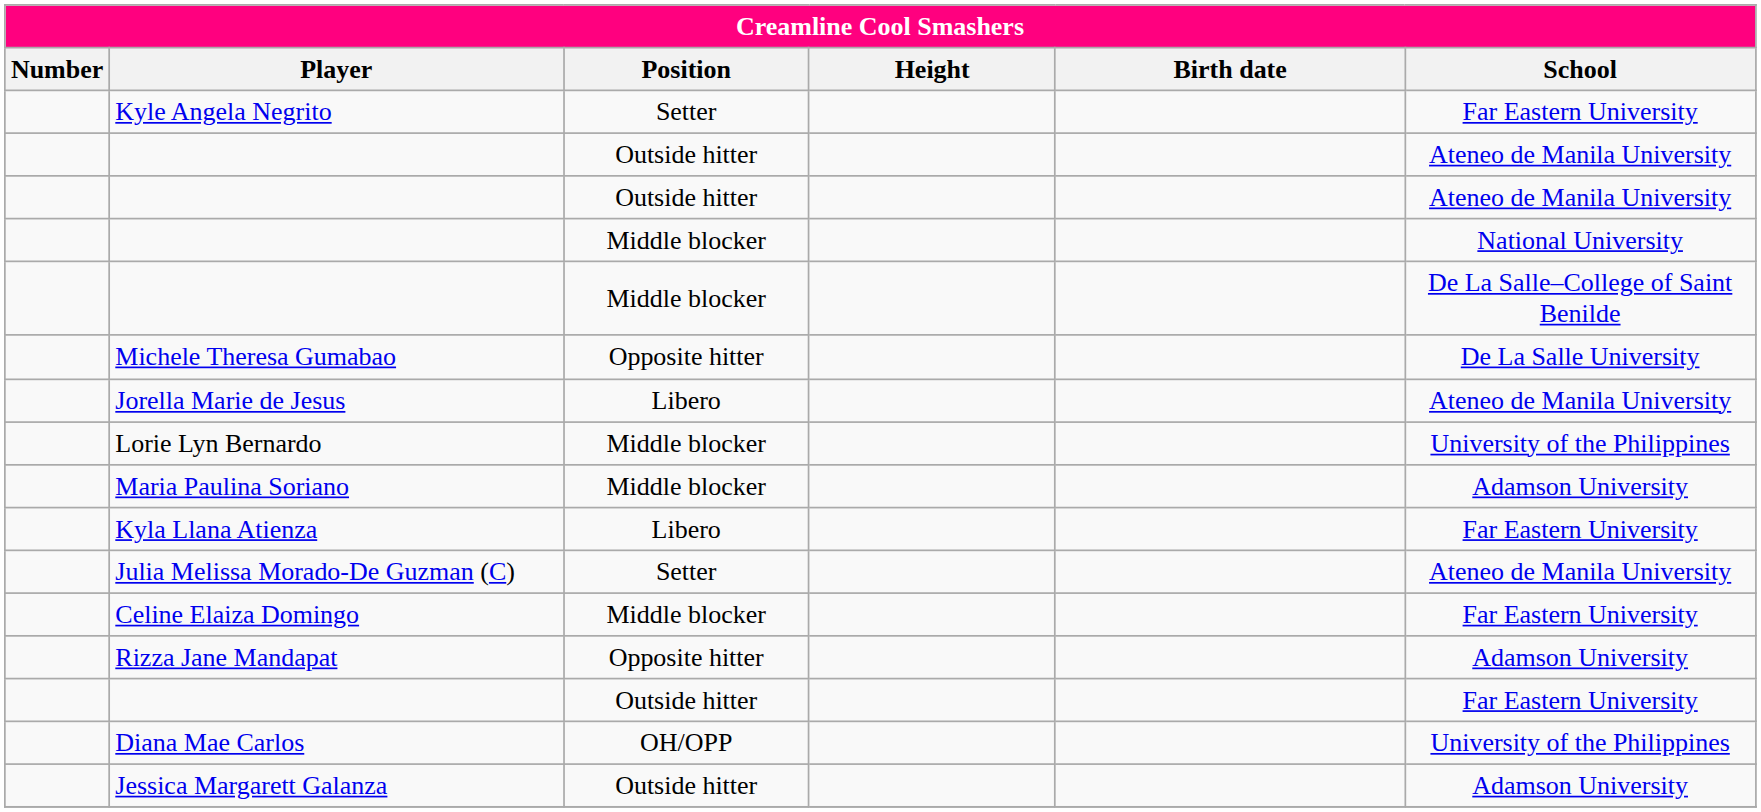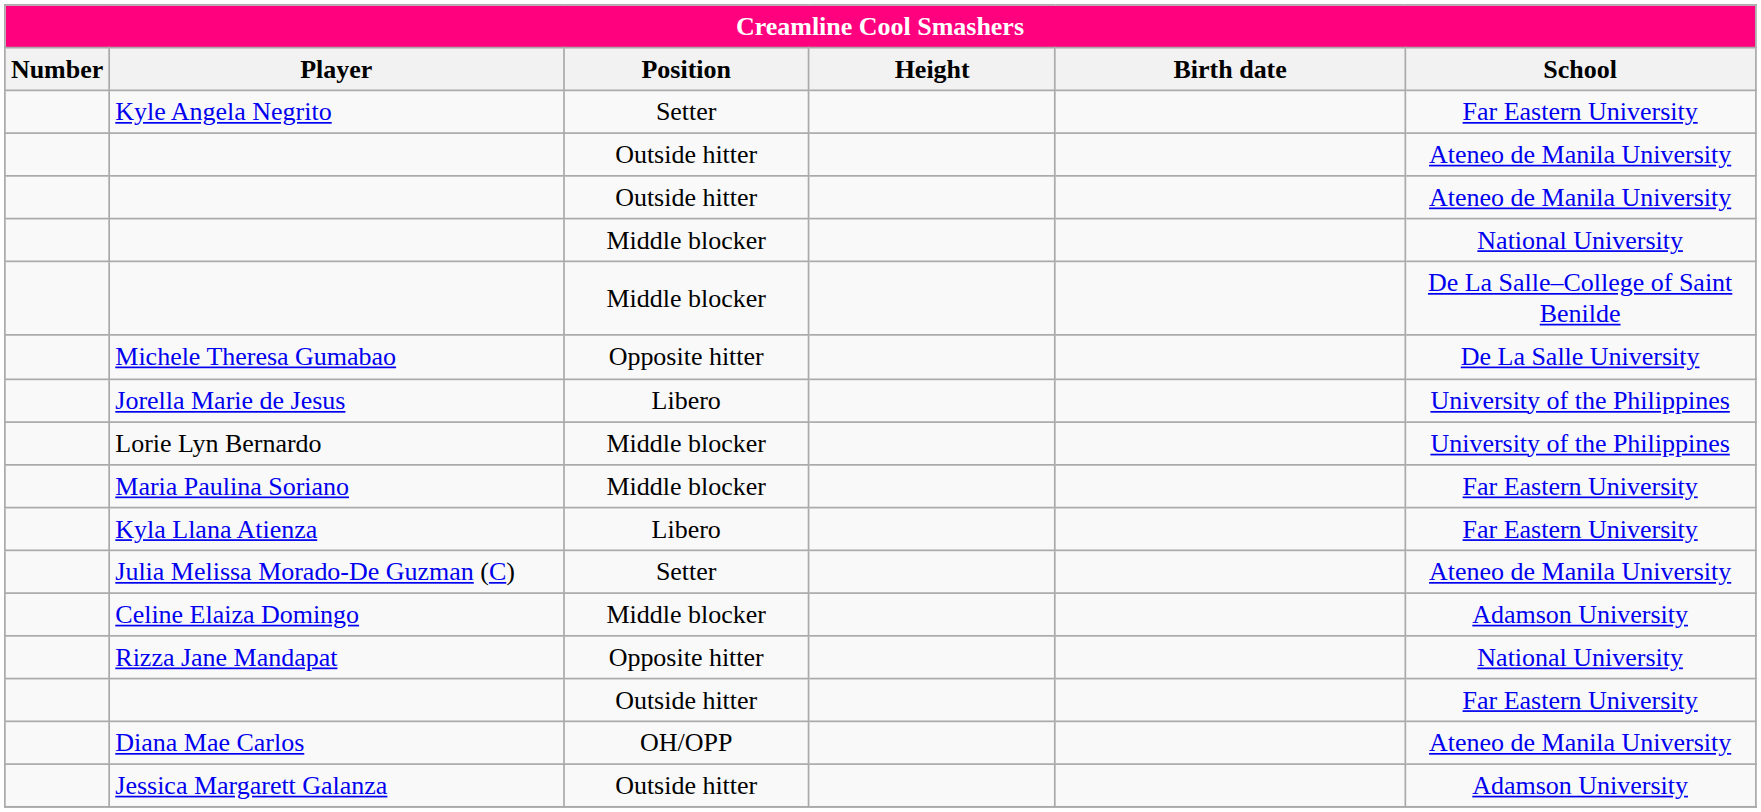(1580, 399) Ateneo de Manila University -> (1580, 399) University of the Philippines
(1580, 485) Adamson University -> (1580, 485) Far Eastern University
(1580, 614) Far Eastern University -> (1580, 614) Adamson University
(1580, 656) Adamson University -> (1580, 656) National University
(1580, 742) University of the Philippines -> (1580, 742) Ateneo de Manila University
